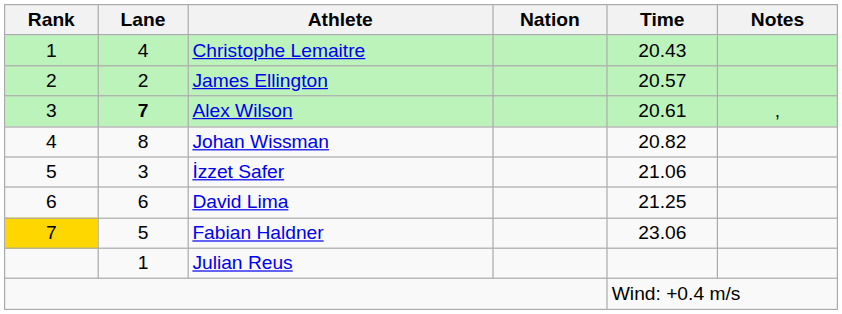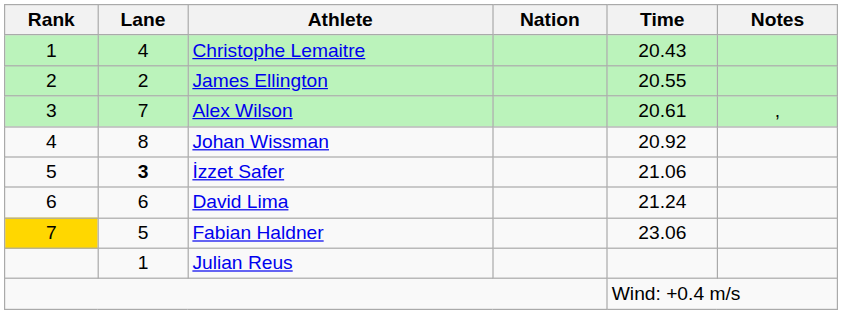(662, 80) 20.57 -> (662, 80) 20.55
(143, 111) bold -> (143, 111) normal
(662, 141) 20.82 -> (662, 141) 20.92
(143, 171) normal -> (143, 171) bold
(662, 202) 21.25 -> (662, 202) 21.24
